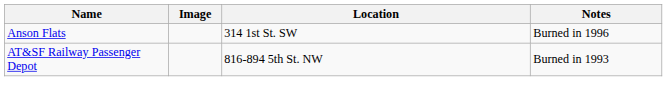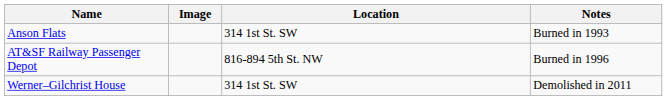(571, 33) Burned in 1996 -> (571, 33) Burned in 1993
(571, 59) Burned in 1993 -> (571, 59) Burned in 1996
+ row: (66, 85)
